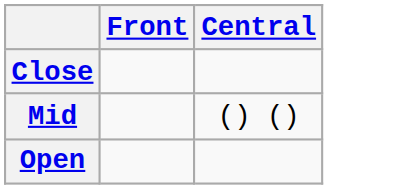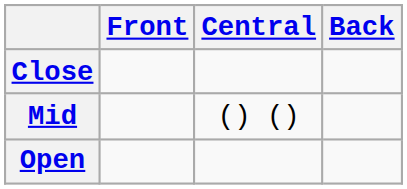+ column: (362, 27)
